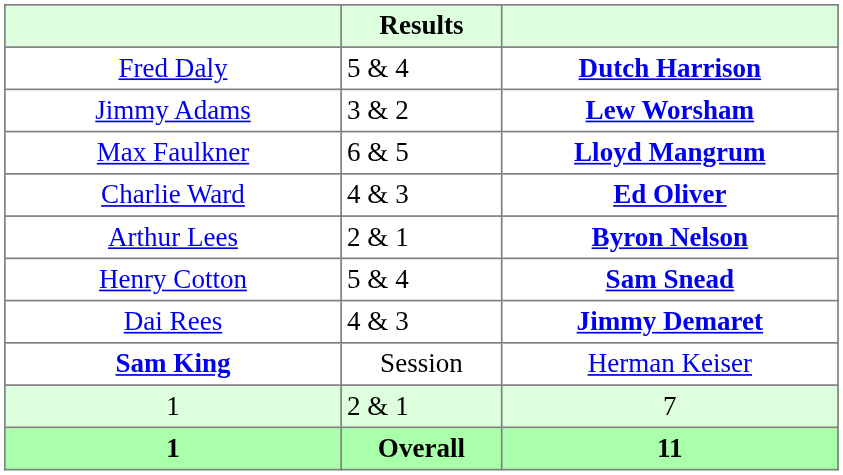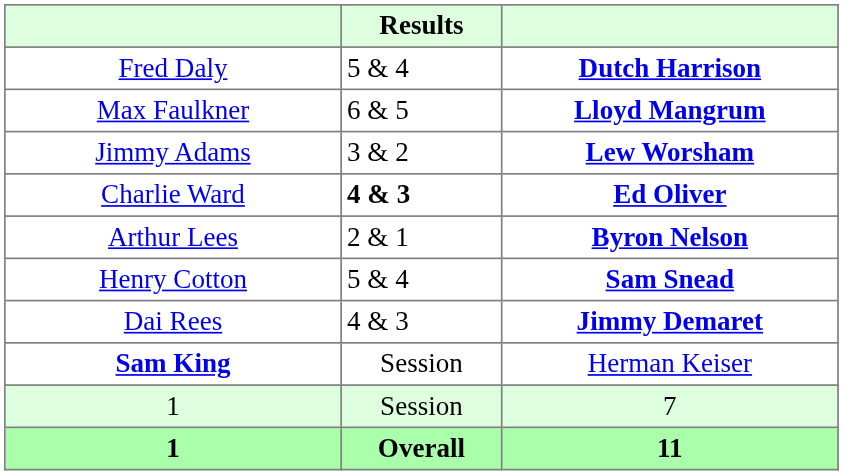rows swapped: (173, 110) <-> (173, 152)
(378, 194) normal -> (379, 194) bold
(378, 405) 2 & 1 -> (421, 405) Session
